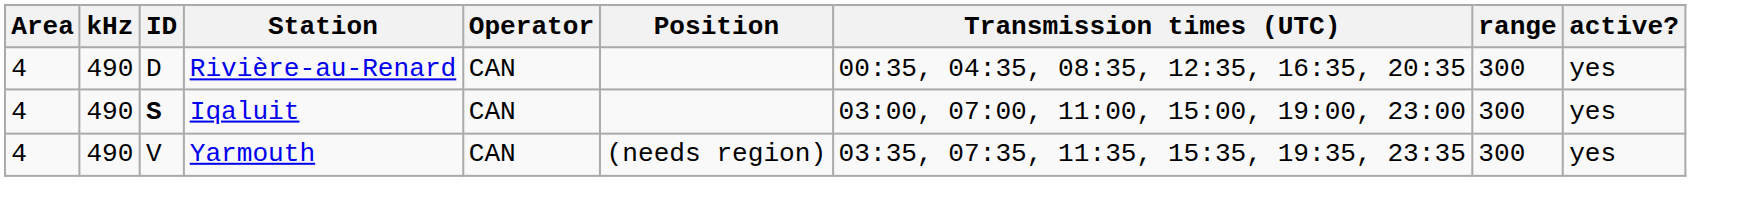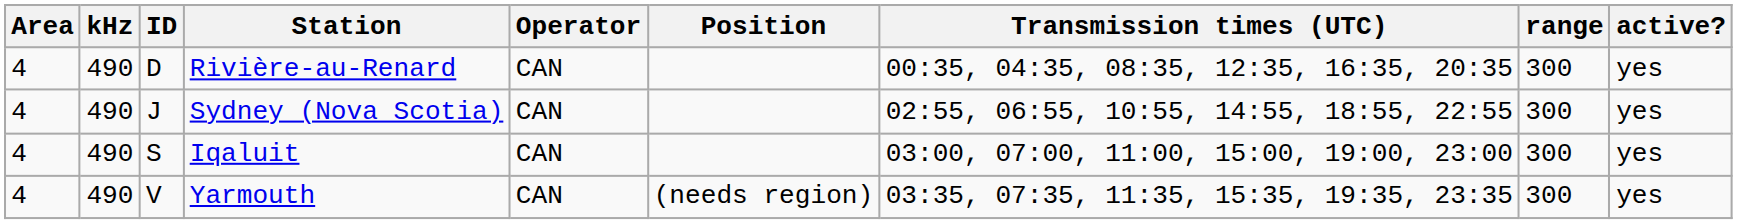+ row: (347, 111)
(154, 111) bold -> (154, 154) normal
